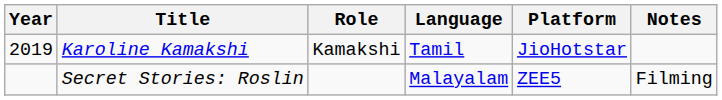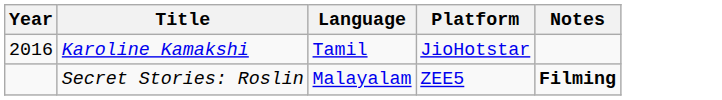- column: (357, 20)
(31, 50) 2019 -> (31, 50) 2016
(674, 79) normal -> (578, 79) bold
